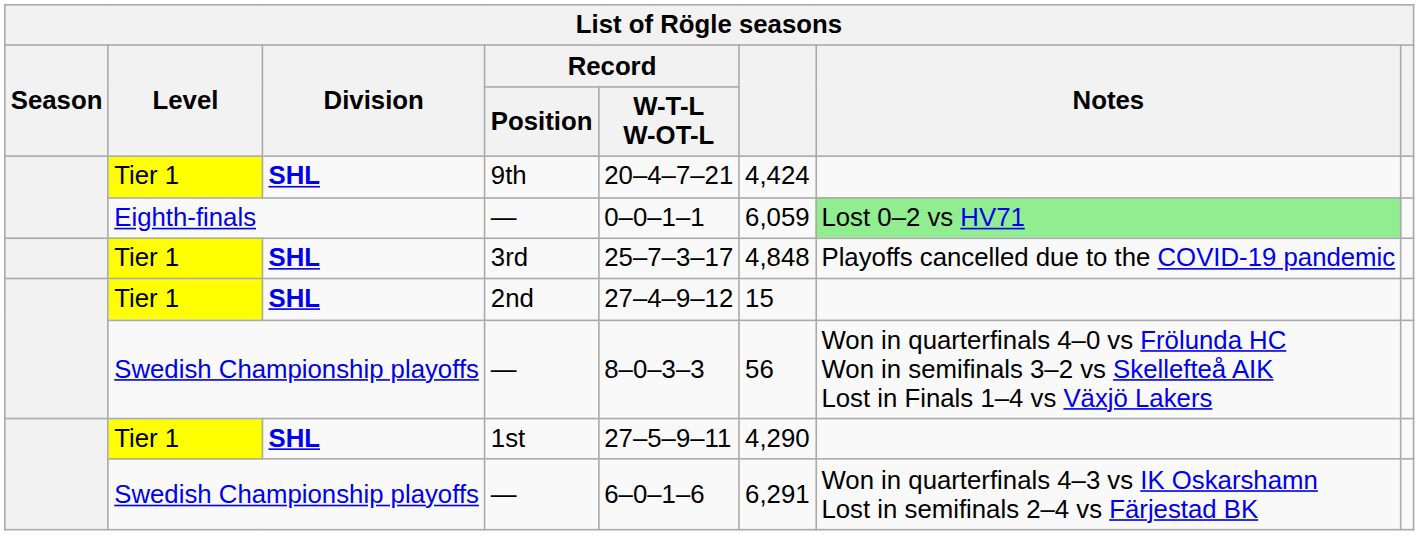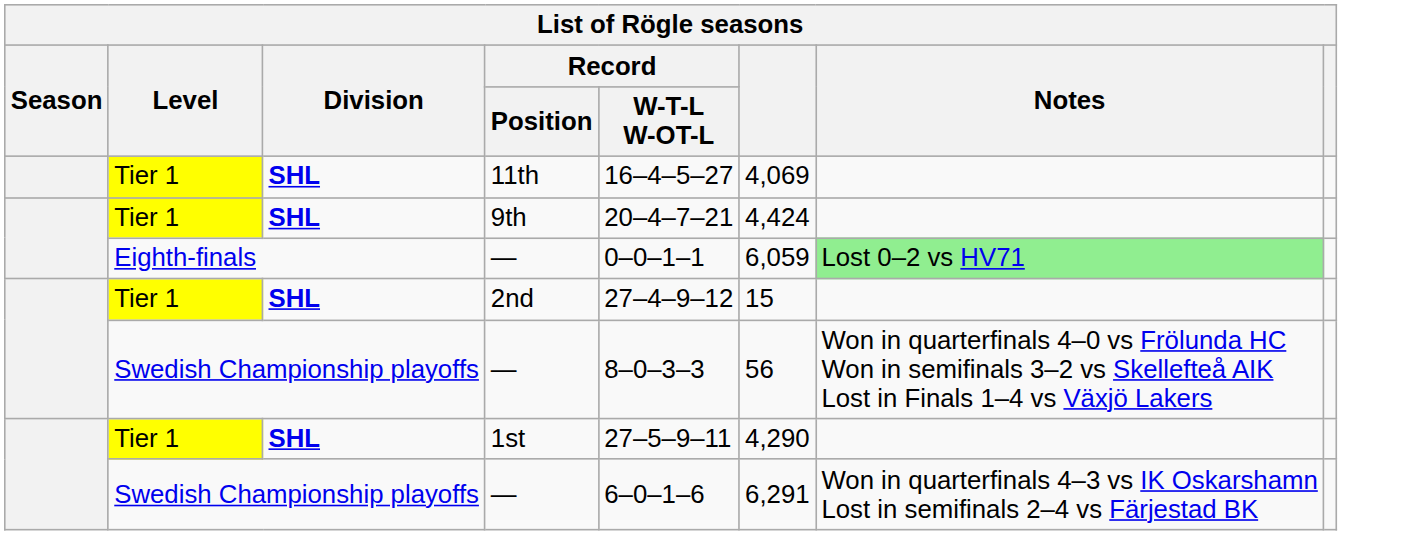+ row: (147, 176)
- row: (147, 258)
